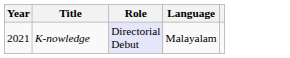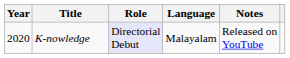+ column: (250, 13)
(18, 37) 2021 -> (18, 37) 2020
